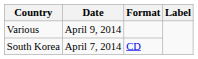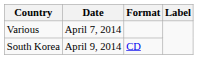(93, 29) April 9, 2014 -> (93, 29) April 7, 2014
(93, 46) April 7, 2014 -> (93, 46) April 9, 2014
